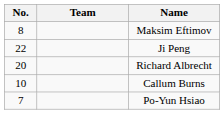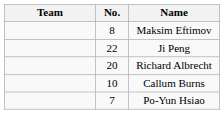columns swapped: (83, 13) <-> (21, 13)
